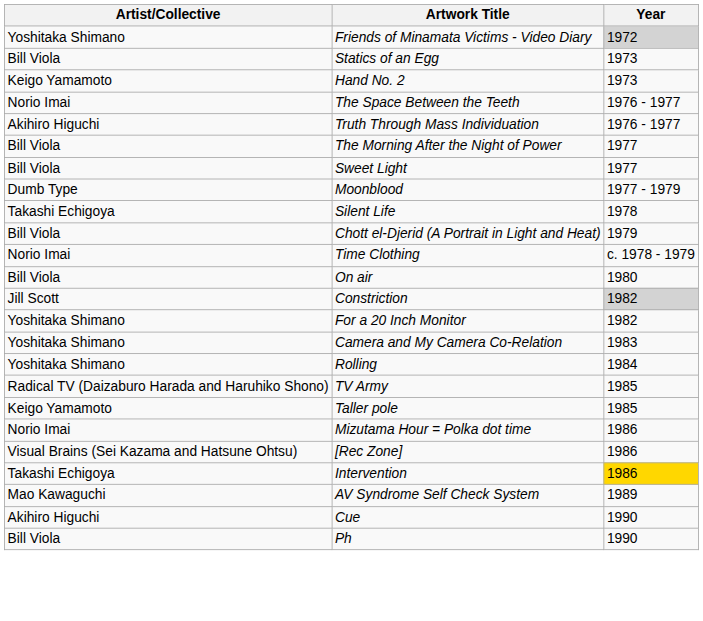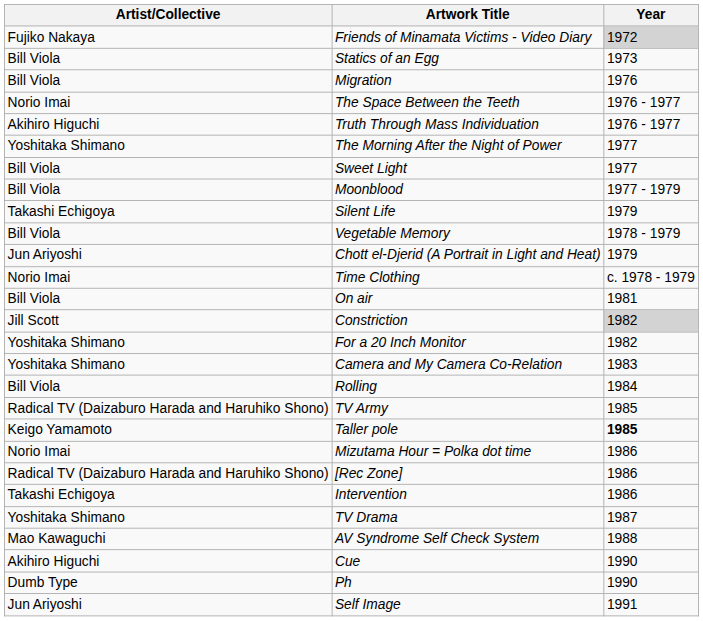(66, 37) Yoshitaka Shimano -> (51, 37) Fujiko Nakaya
- row: (370, 80)
+ row: (363, 80)
(34, 146) Bill Viola -> (66, 146) Yoshitaka Shimano
(43, 189) Dumb Type -> (34, 189) Bill Viola
(622, 211) 1978 -> (622, 211) 1979
+ row: (392, 233)
(34, 233) Bill Viola -> (45, 255) Jun Ariyoshi
(622, 277) 1980 -> (622, 299) 1981
(66, 364) Yoshitaka Shimano -> (34, 386) Bill Viola
(622, 408) normal -> (622, 430) bold
(152, 451) Visual Brains (Sei Kazama and Hatsune Ohtsu) -> (168, 473) Radical TV (Daizaburo Harada and Haruhiko Shono)
(622, 473) gold background -> (622, 495) no background
+ row: (366, 517)
(622, 495) 1989 -> (622, 539) 1988
(34, 539) Bill Viola -> (43, 582) Dumb Type
+ row: (368, 604)
